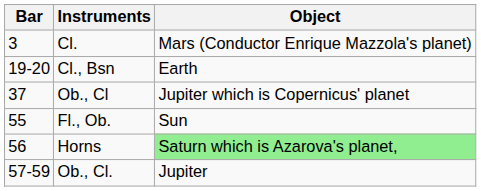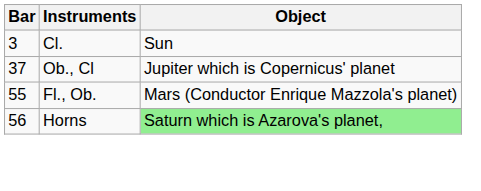(315, 43) Mars (Conductor Enrique Mazzola's planet) -> (158, 43) Sun
- row: (86, 69)
(173, 120) Sun -> (301, 95) Mars (Conductor Enrique Mazzola's planet)
- row: (85, 172)
